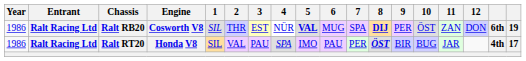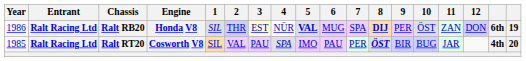(176, 28) Cosworth V8 -> (176, 28) Honda V8
(16, 44) 1986 -> (16, 44) 1985
(176, 44) Honda V8 -> (176, 44) Cosworth V8
(514, 44) 17 -> (514, 44) 20
